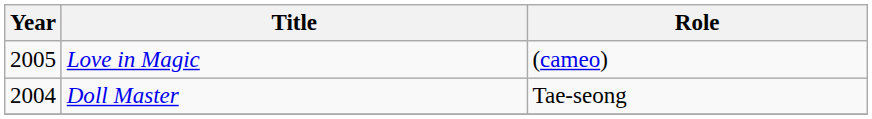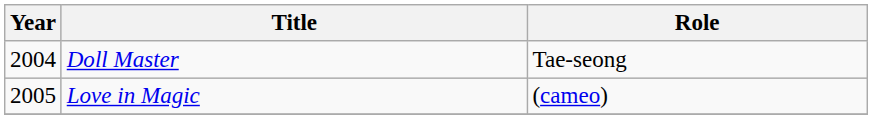rows swapped: (123, 95) <-> (133, 59)
